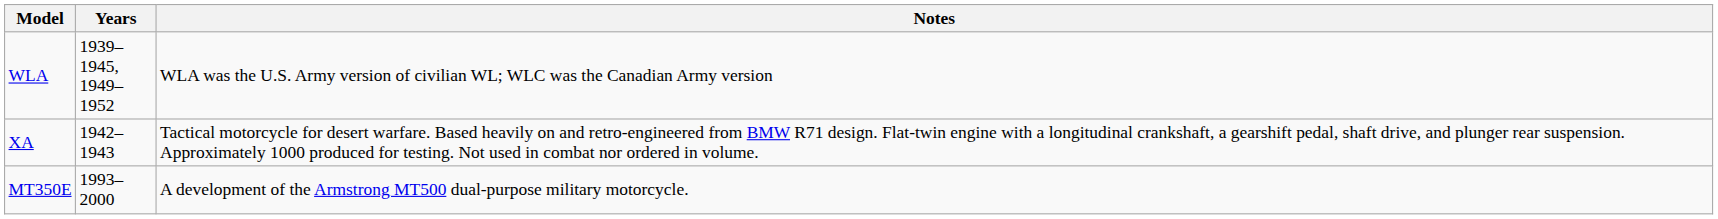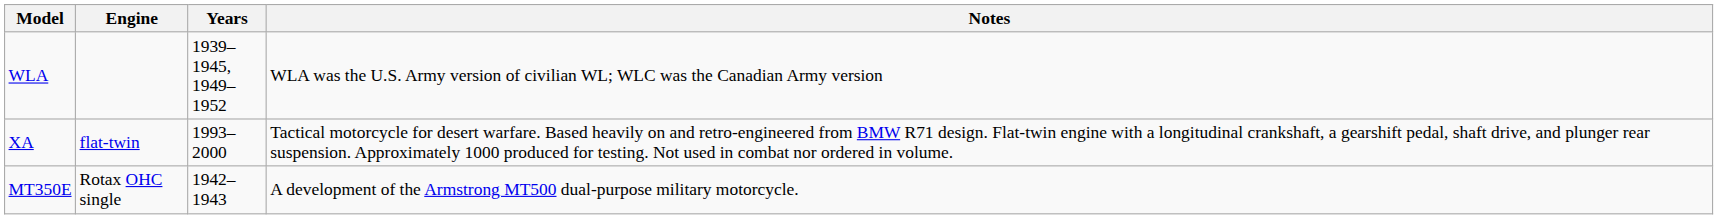+ column: (132, 18)
(101, 142) 1942–1943 -> (214, 142) 1993–2000
(101, 189) 1993–2000 -> (214, 189) 1942–1943
